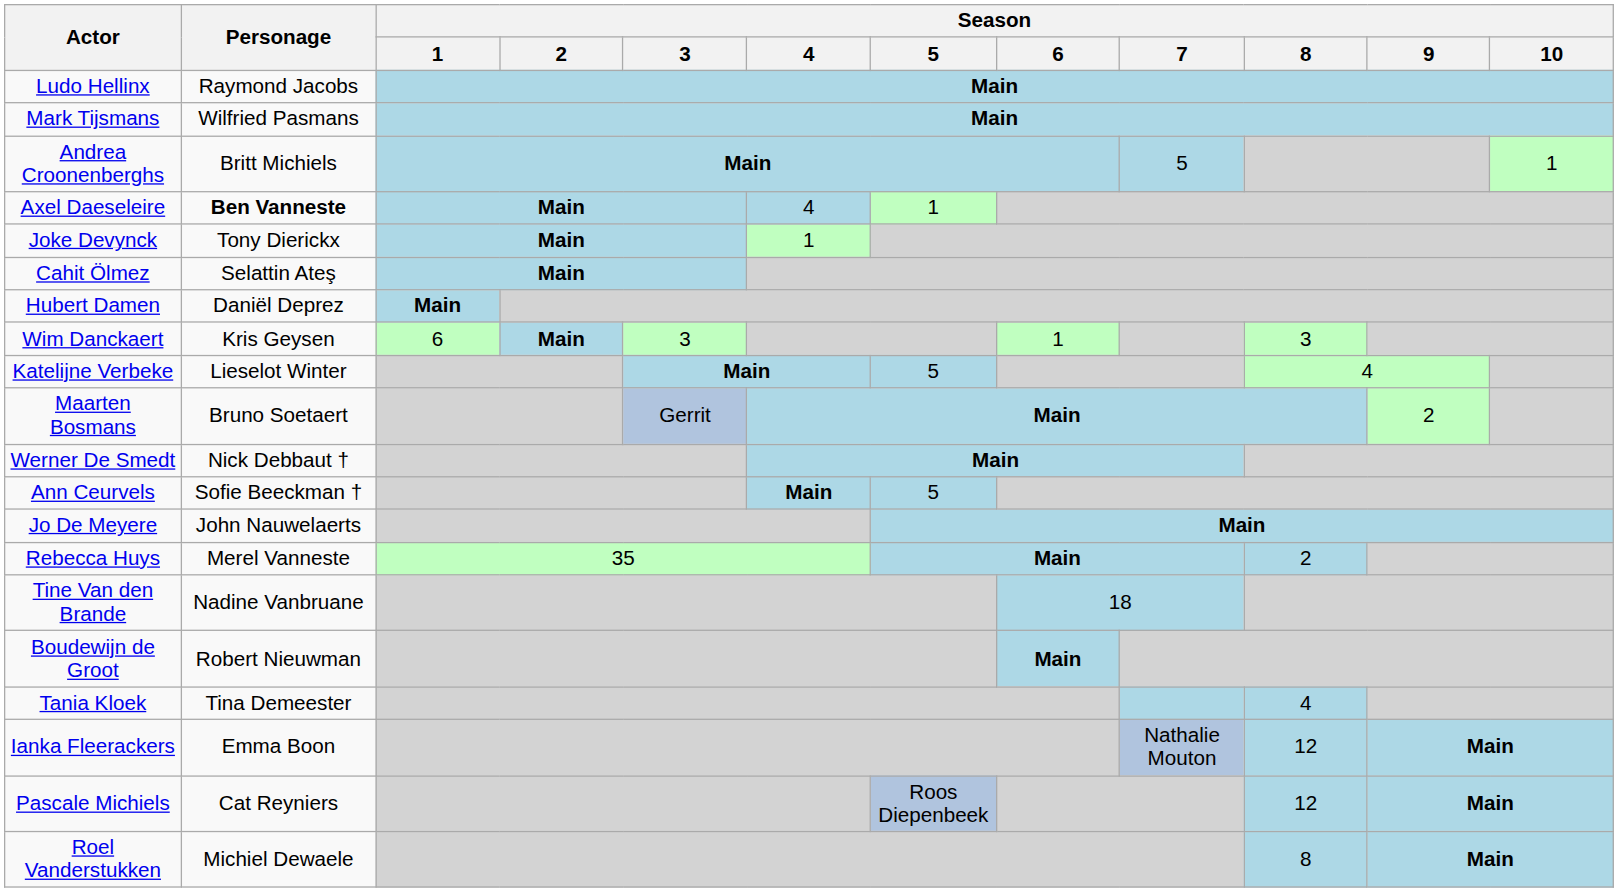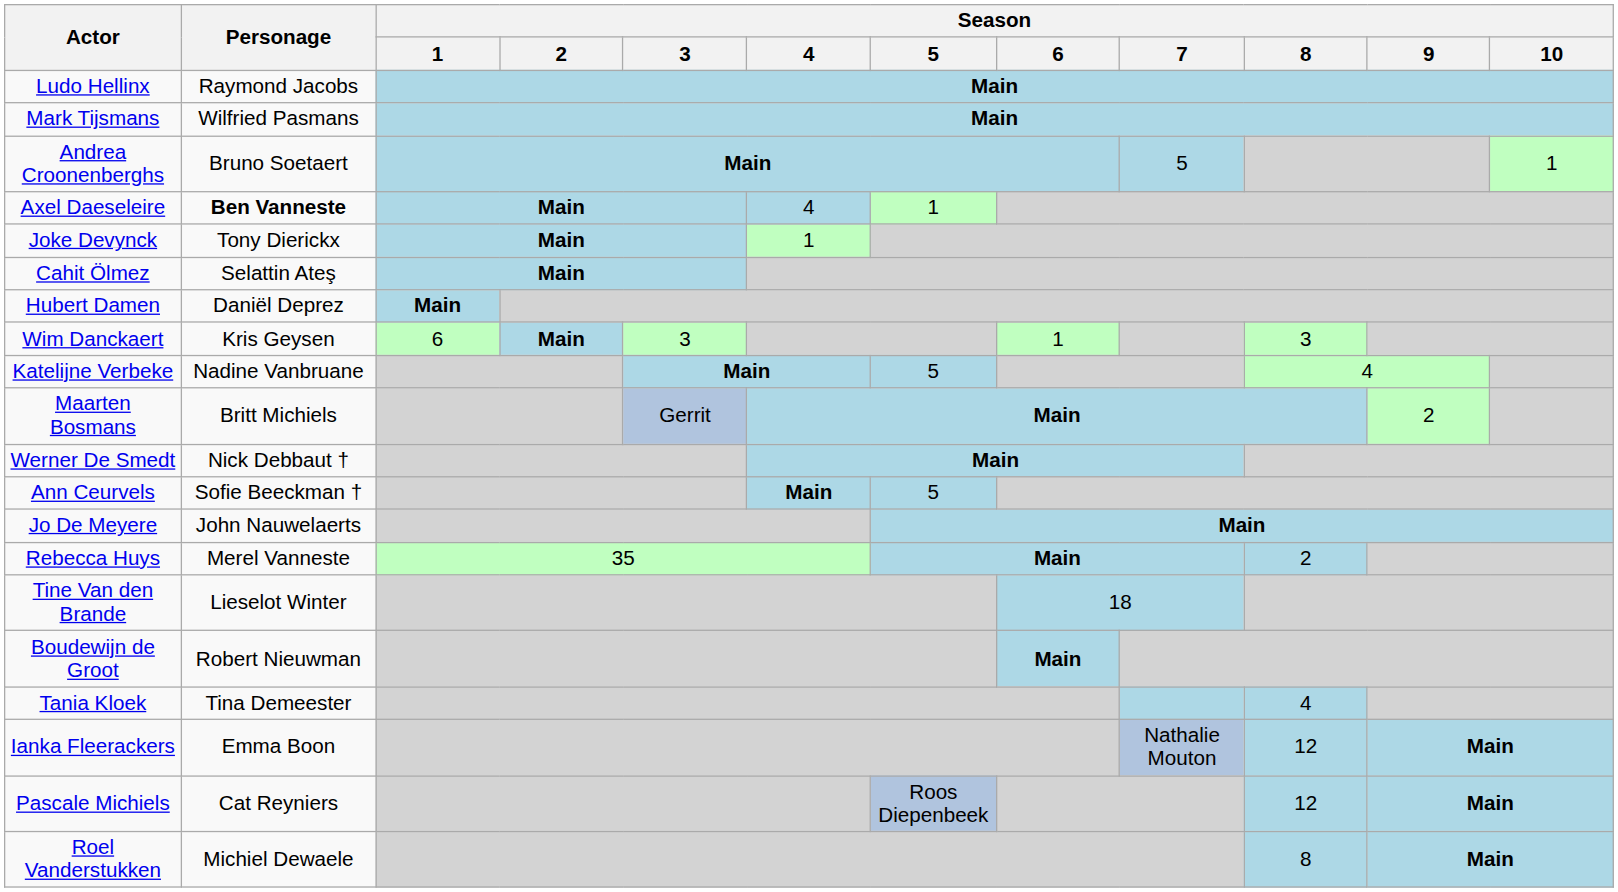(278, 163) Britt Michiels -> (278, 163) Bruno Soetaert
(278, 371) Lieselot Winter -> (278, 371) Nadine Vanbruane
(278, 415) Bruno Soetaert -> (278, 415) Britt Michiels
(278, 602) Nadine Vanbruane -> (278, 602) Lieselot Winter
